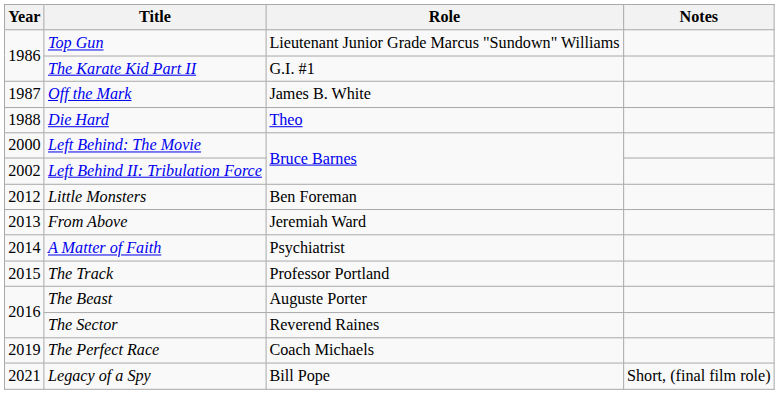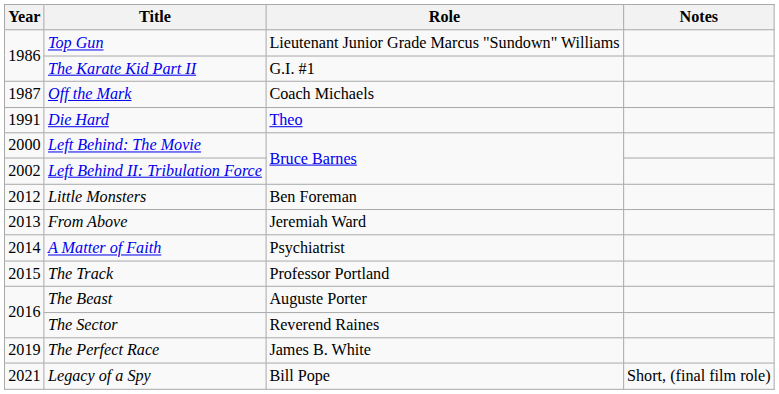(320, 94) James B. White -> (322, 94) Coach Michaels
(24, 119) 1988 -> (24, 119) 1991
(322, 350) Coach Michaels -> (320, 350) James B. White
